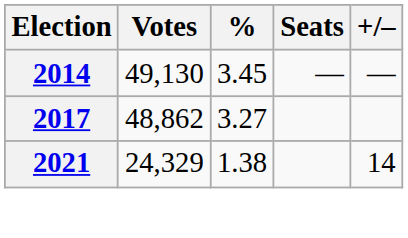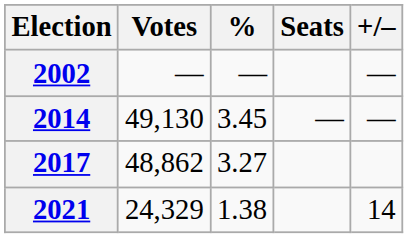+ row: (62, 72)
